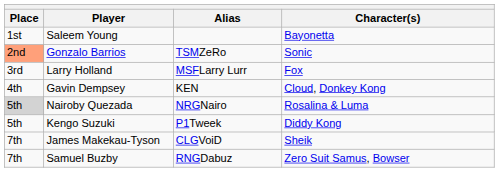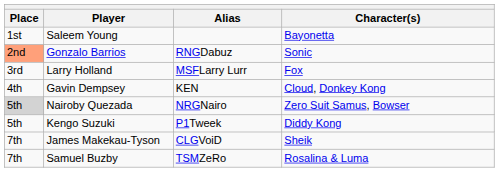(201, 53) TSMZeRo -> (204, 53) RNGDabuz
(326, 105) Rosalina & Luma -> (347, 105) Zero Suit Samus, Bowser
(204, 158) RNGDabuz -> (201, 158) TSMZeRo
(347, 158) Zero Suit Samus, Bowser -> (326, 158) Rosalina & Luma
